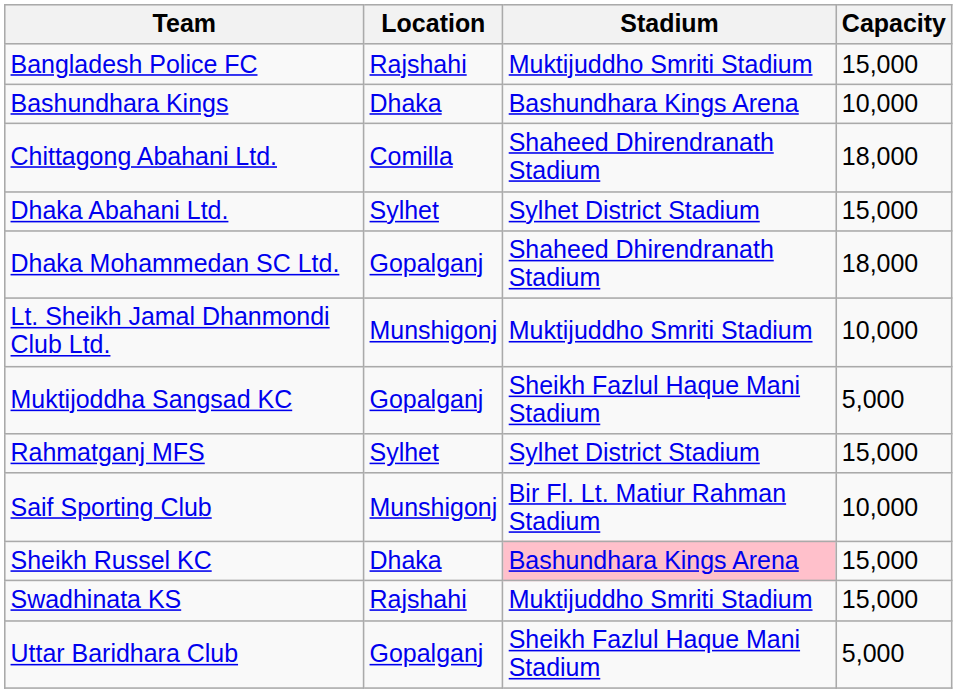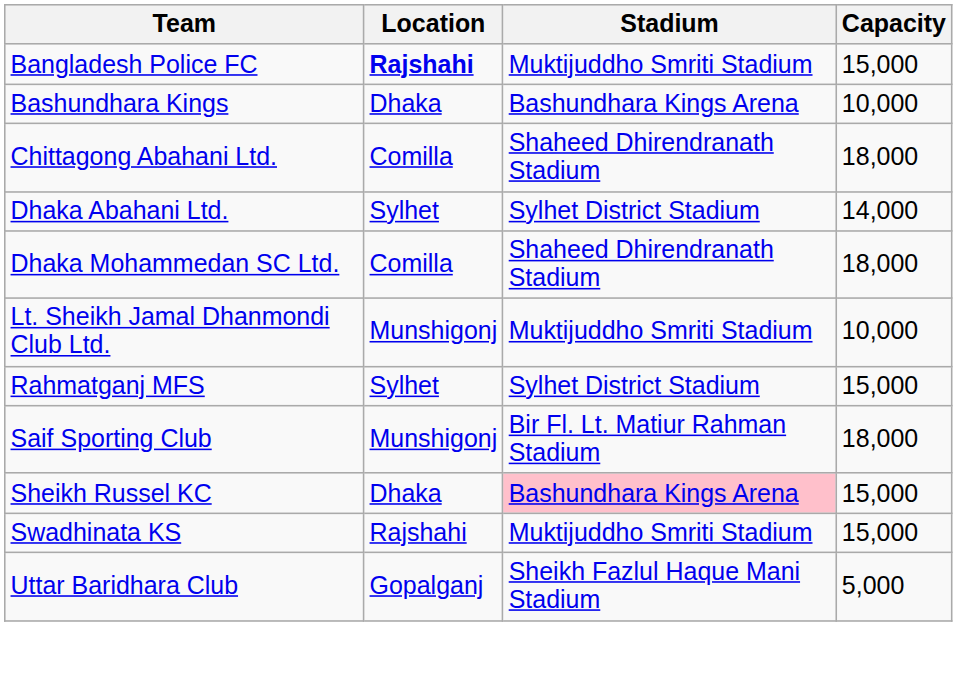(418, 63) normal -> (422, 63) bold
(880, 210) 15,000 -> (880, 210) 14,000
(426, 264) Gopalganj -> (411, 264) Comilla
- row: (151, 399)
(880, 506) 10,000 -> (880, 439) 18,000
